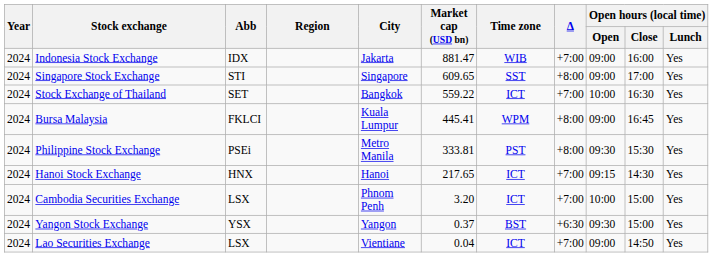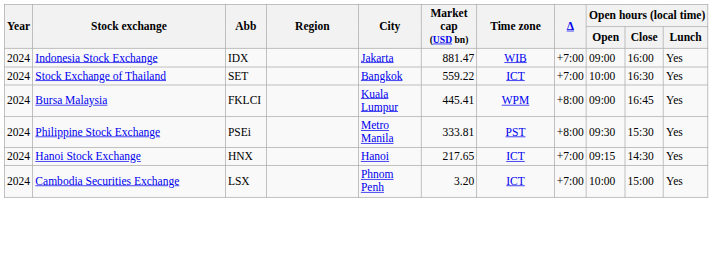- row: (97, 76)
- row: (92, 224)
- row: (93, 242)
